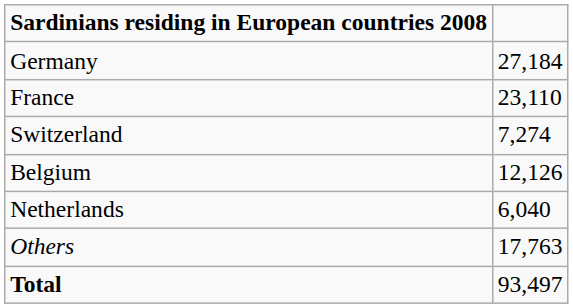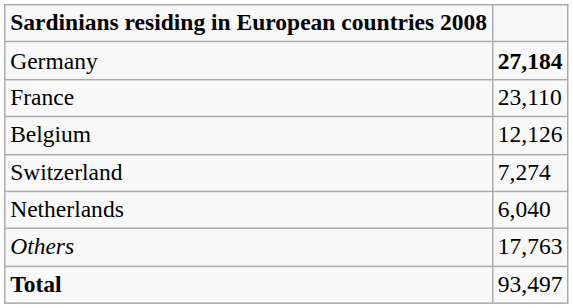(530, 60) normal -> (530, 60) bold
rows swapped: (51, 172) <-> (66, 135)
